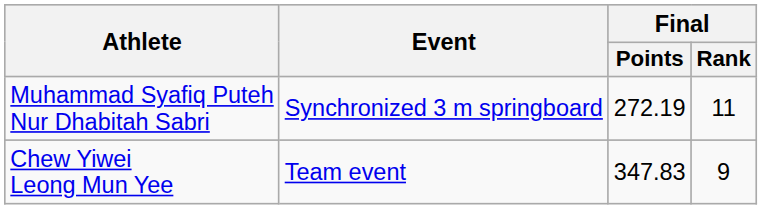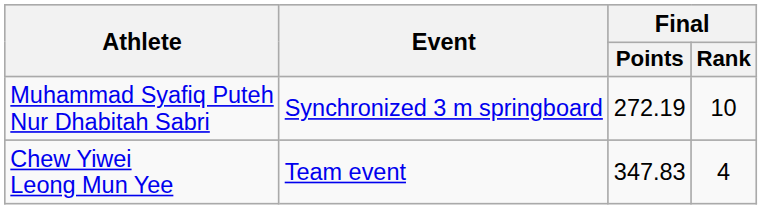(724, 109) 11 -> (724, 109) 10
(724, 172) 9 -> (724, 172) 4
